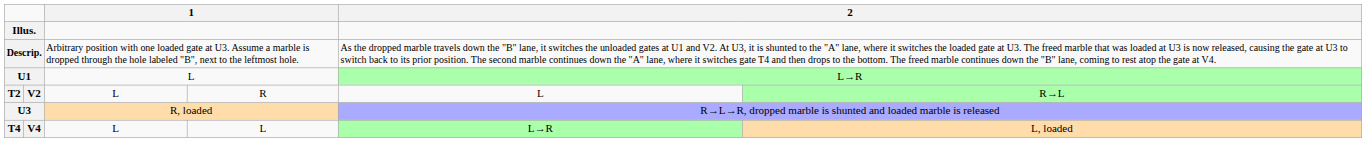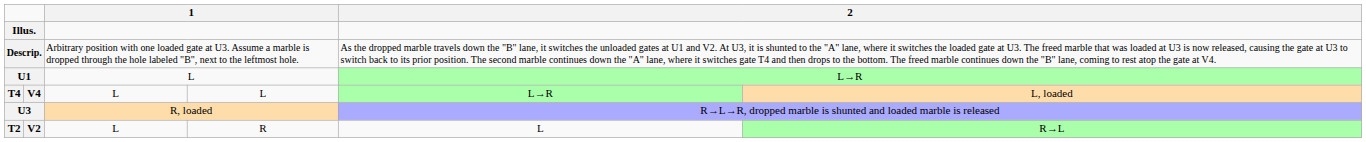rows swapped: (14, 93) <-> (14, 128)
